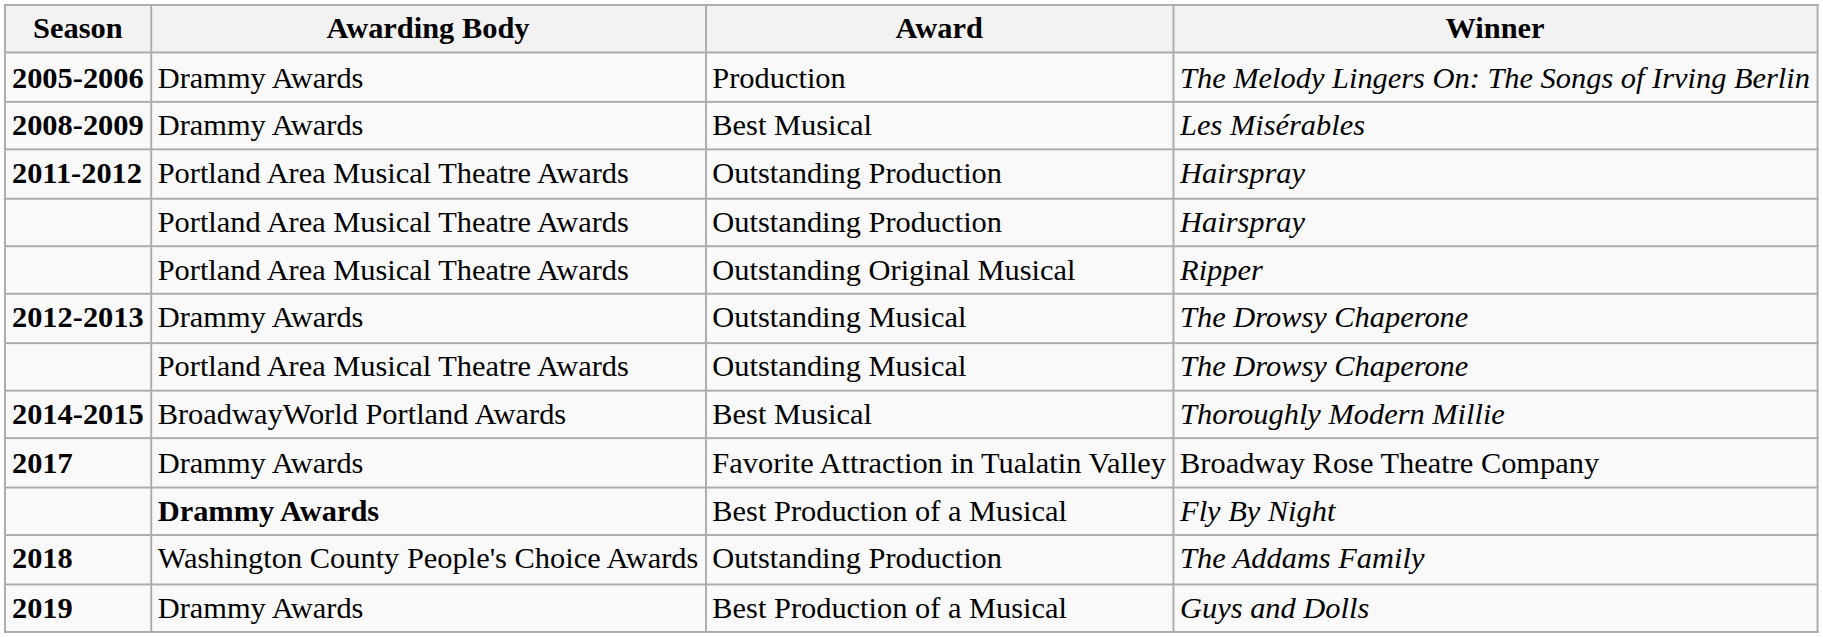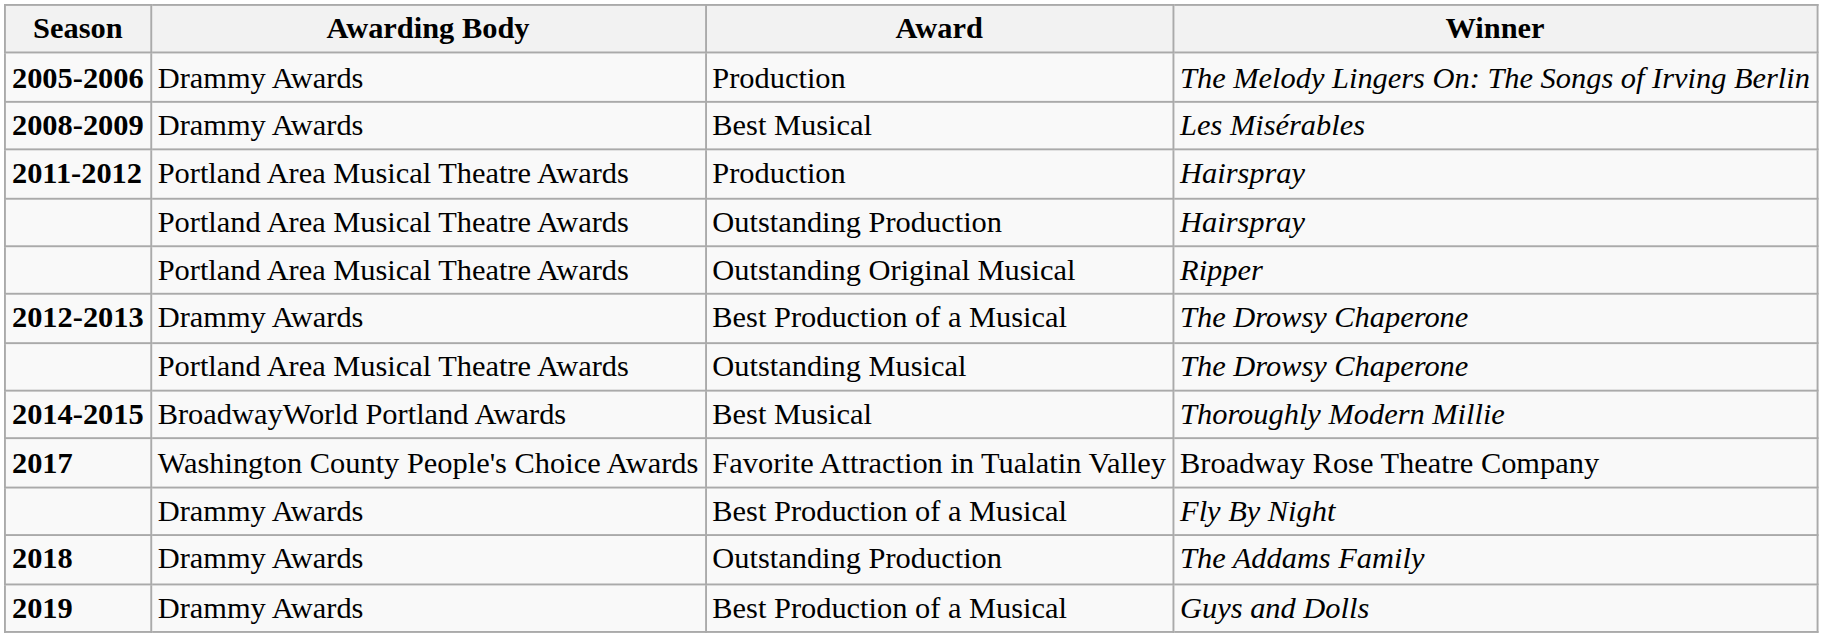(857, 173) Outstanding Production -> (779, 173) Production
(839, 317) Outstanding Musical -> (890, 317) Best Production of a Musical
(261, 462) Drammy Awards -> (428, 462) Washington County People's Choice Awards
(268, 510) bold -> (261, 510) normal
(428, 558) Washington County People's Choice Awards -> (261, 558) Drammy Awards
